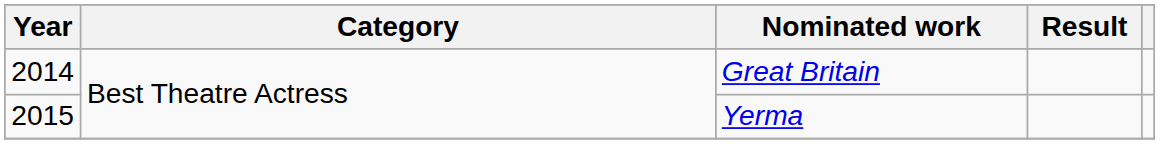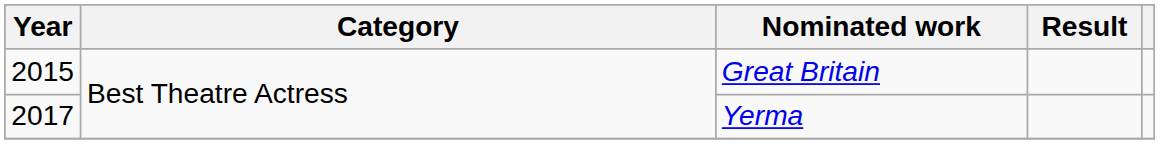(43, 71) 2014 -> (43, 71) 2015
(43, 116) 2015 -> (43, 116) 2017
